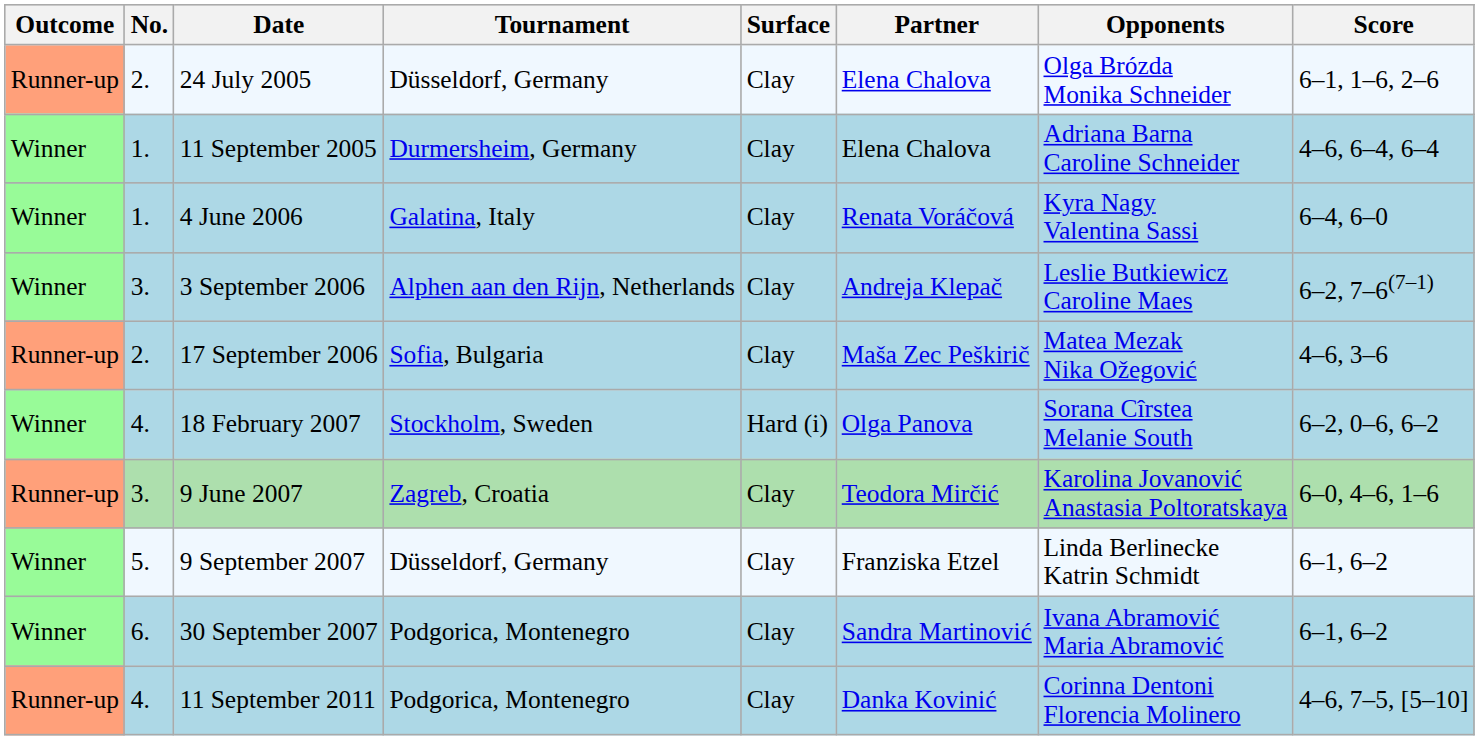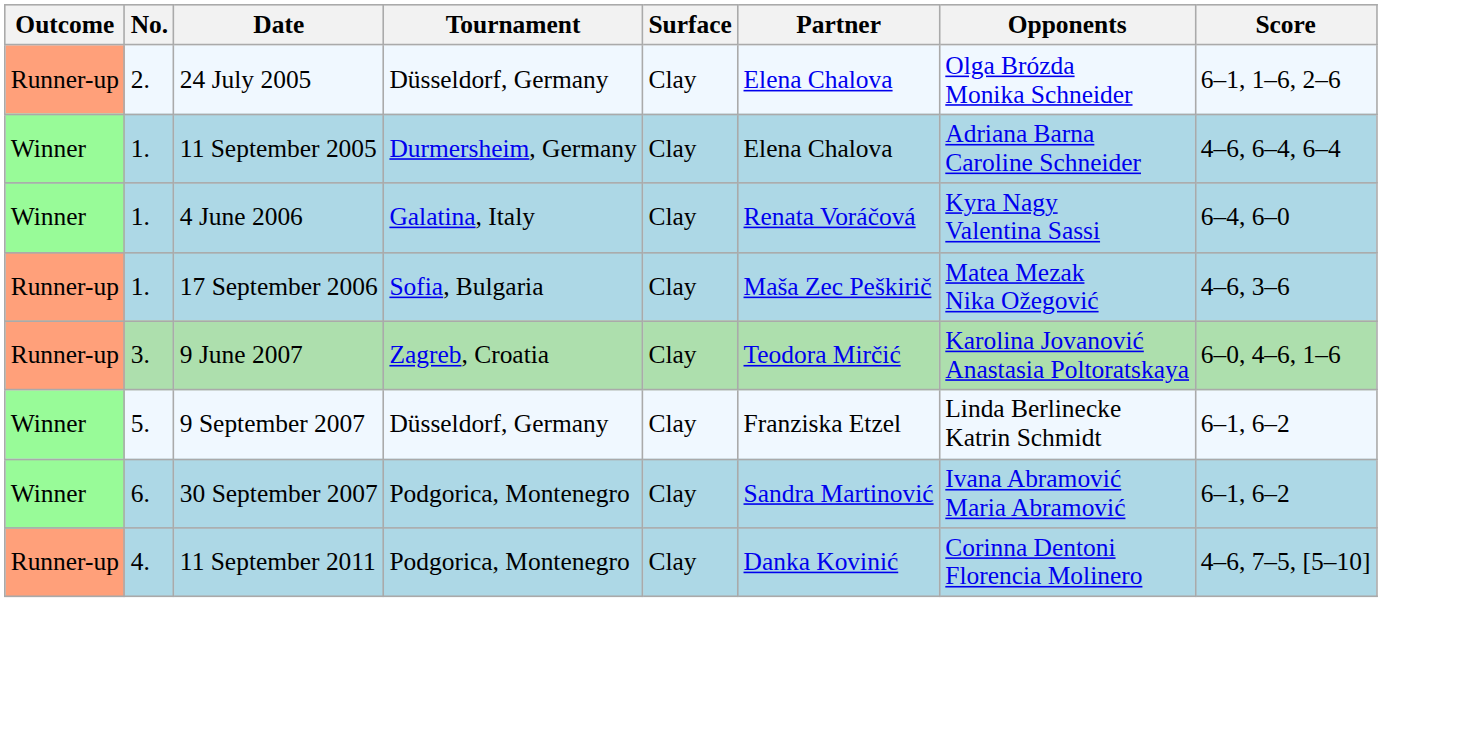- row: (272, 286)
(140, 355) 2. -> (140, 286) 1.
- row: (270, 424)
